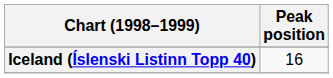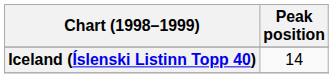(294, 60) 16 -> (294, 60) 14
